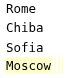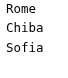- row: (28, 66)
